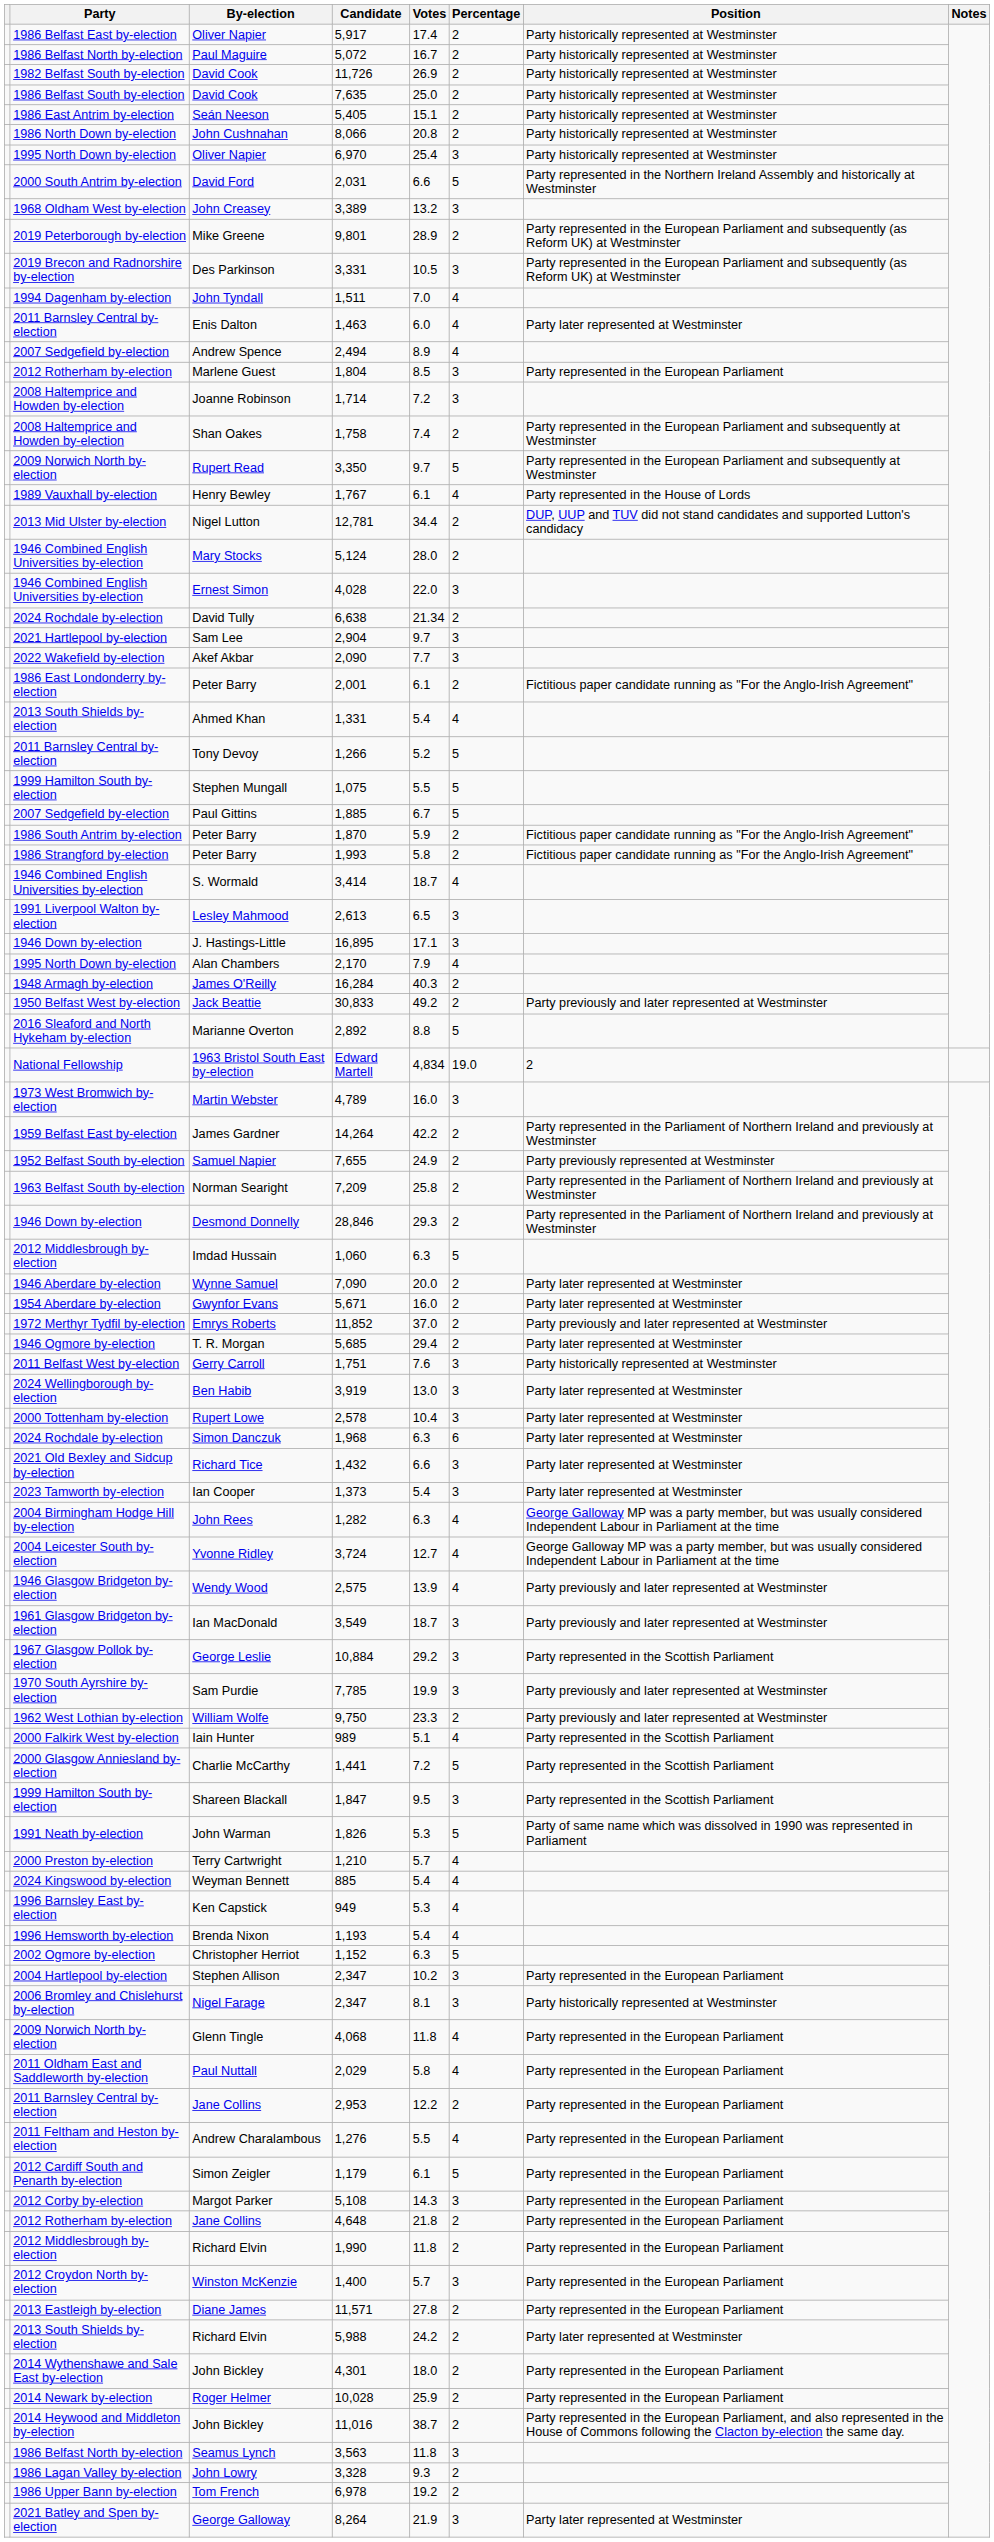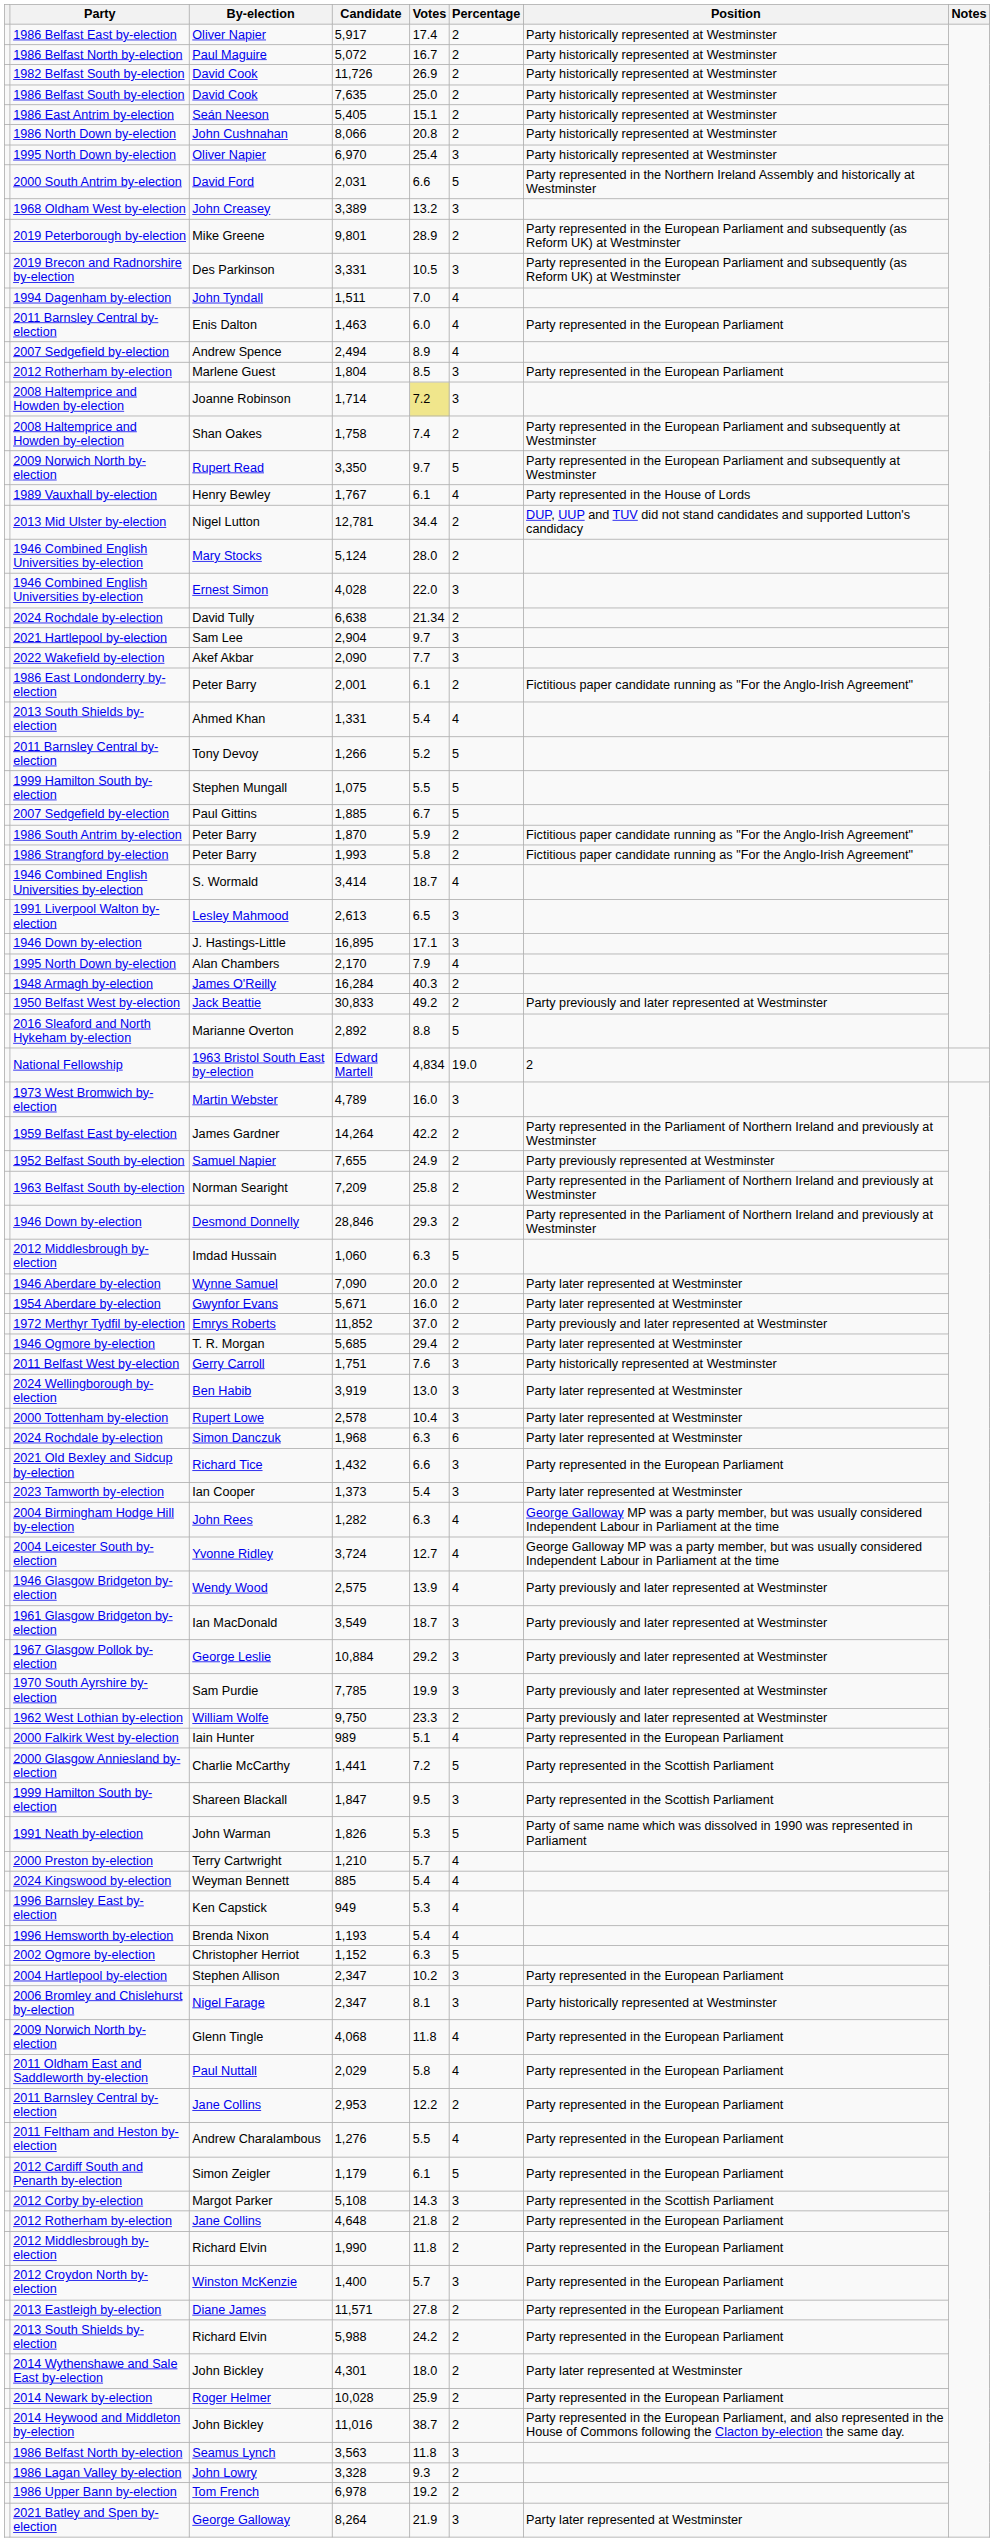(634, 324) Party later represented at Westminster -> (655, 324) Party represented in the European Parliament
(422, 399) no background -> (422, 399) khaki background
(634, 1465) Party later represented at Westminster -> (655, 1465) Party represented in the European Parliament
(650, 1656) Party represented in the Scottish Parliament -> (677, 1656) Party previously and later represented at Westminster
(650, 1738) Party represented in the Scottish Parliament -> (655, 1738) Party represented in the European Parliament
(655, 2201) Party represented in the European Parliament -> (650, 2201) Party represented in the Scottish Parliament
(634, 2337) Party later represented at Westminster -> (655, 2337) Party represented in the European Parliament
(655, 2371) Party represented in the European Parliament -> (634, 2371) Party later represented at Westminster
